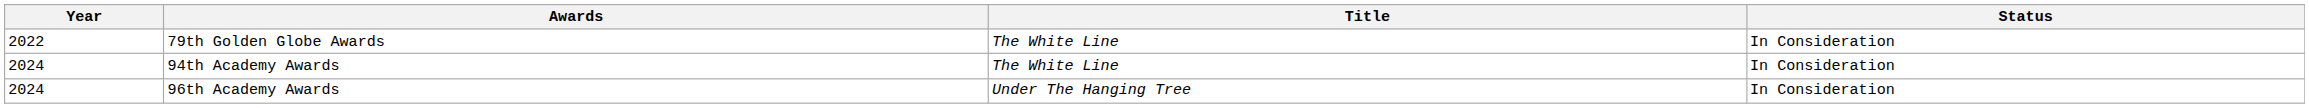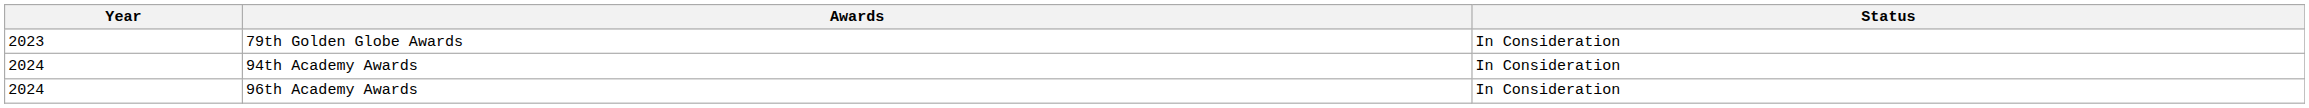- column: (1367, 17)
(26, 41) 2022 -> (26, 41) 2023
